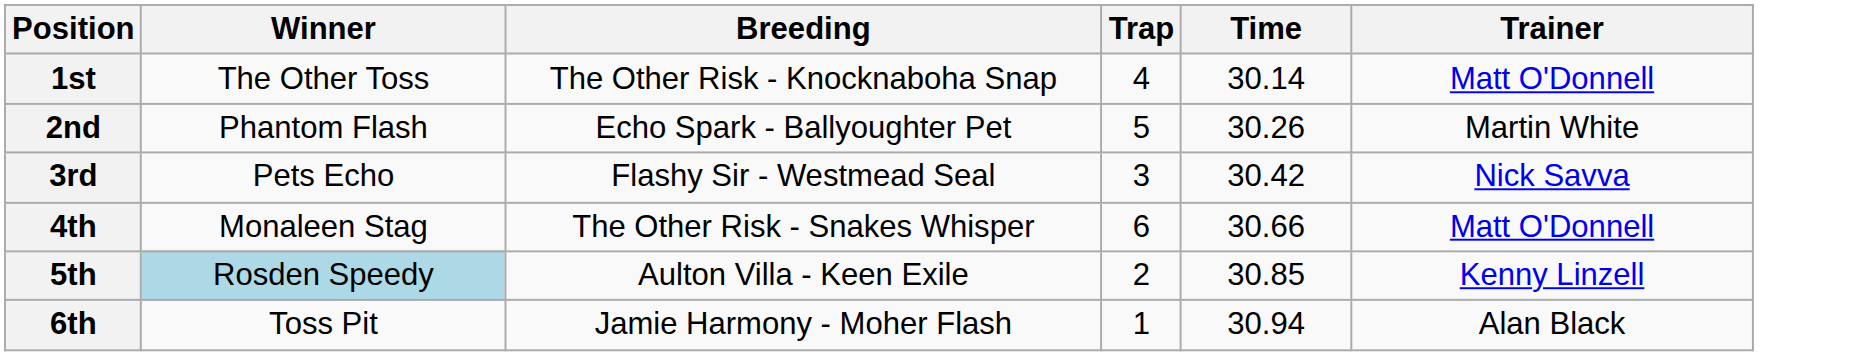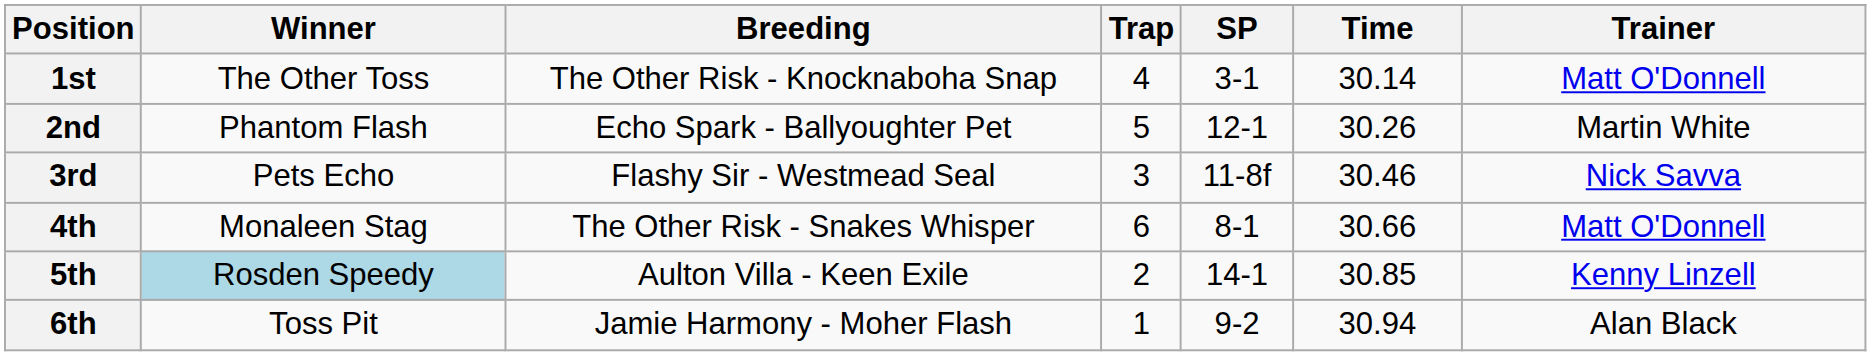+ column: (1237, 29)
(1266, 176) 30.42 -> (1377, 176) 30.46
